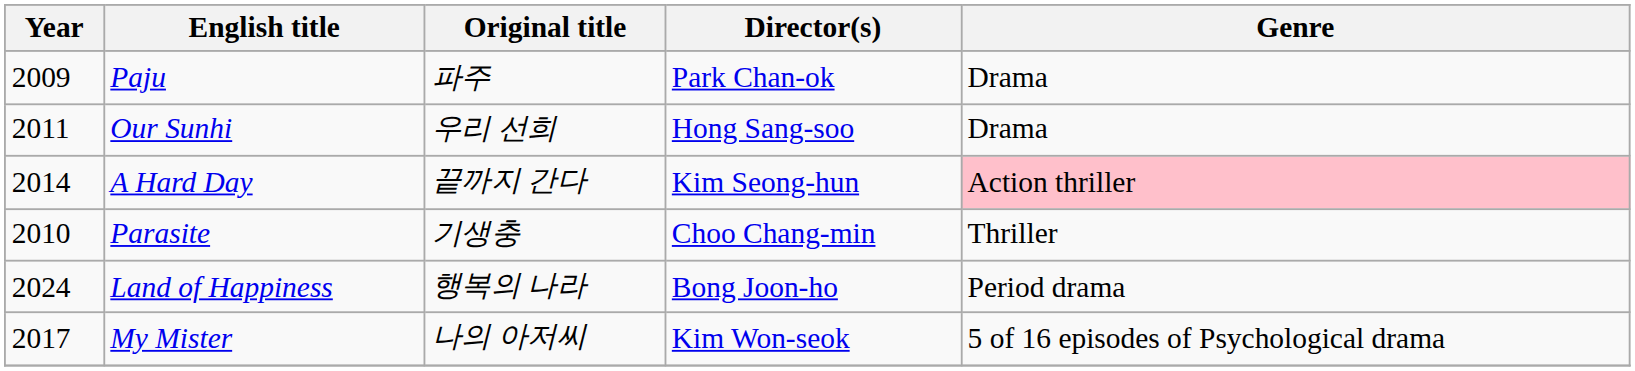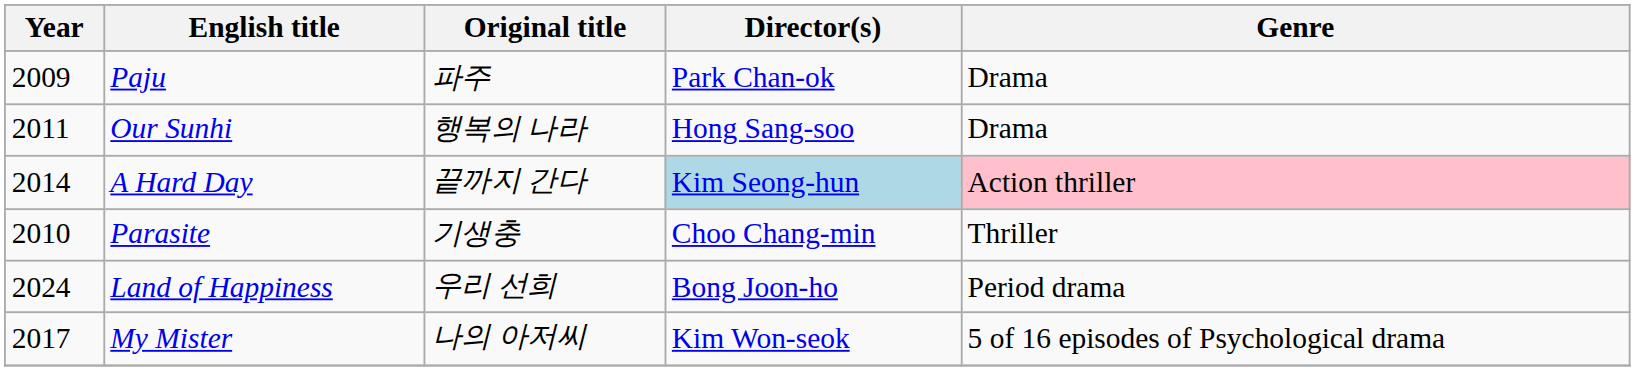(494, 128) 우리 선희 -> (509, 128) 행복의 나라
(765, 181) no background -> (765, 181) lightblue background
(509, 285) 행복의 나라 -> (494, 285) 우리 선희
